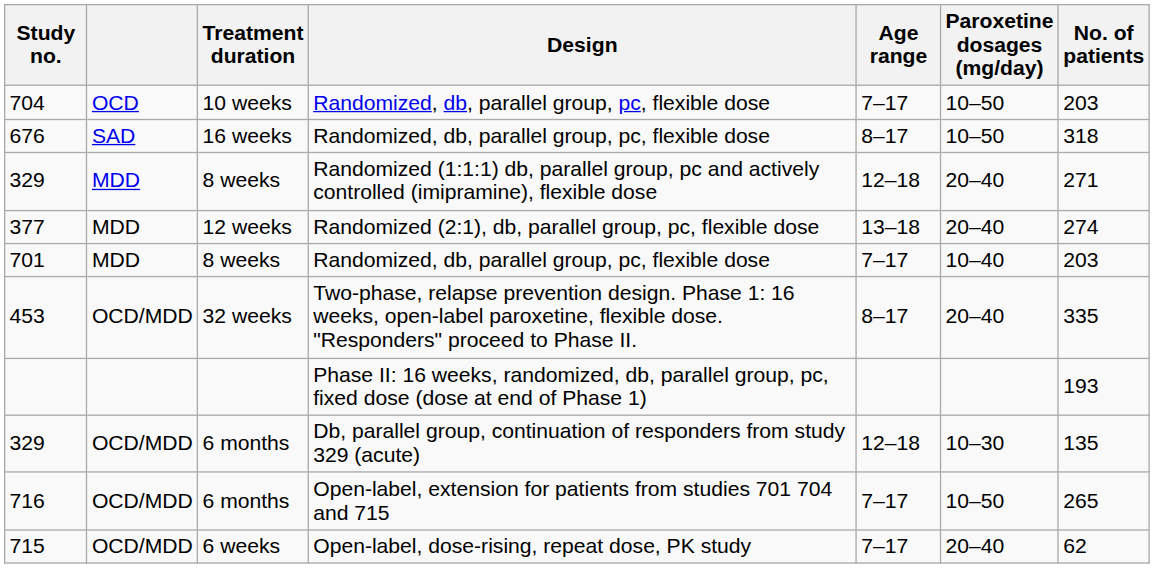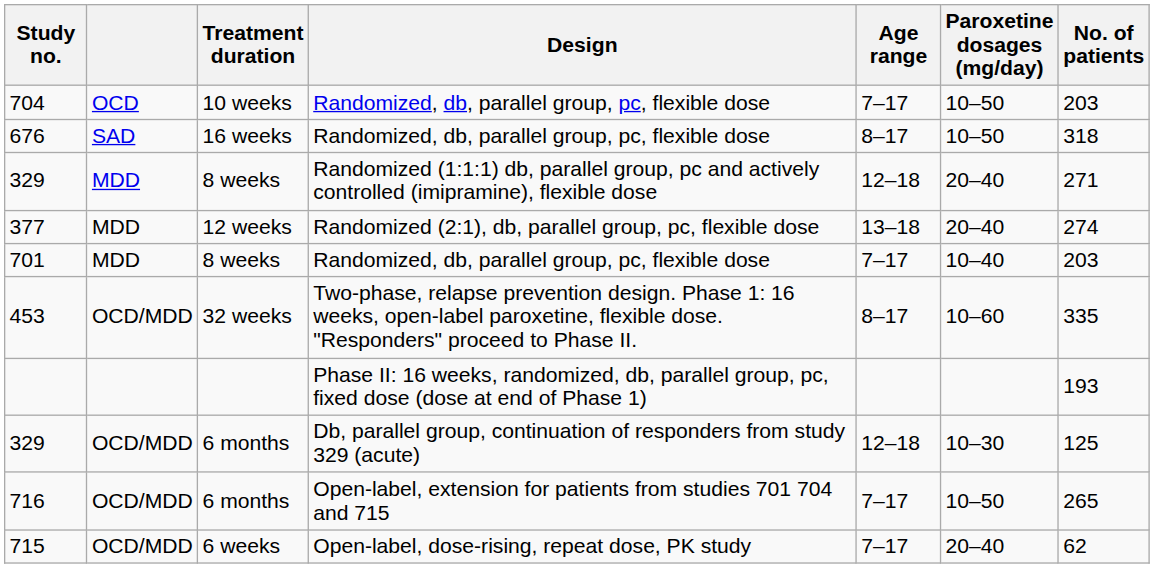(975, 317) 20–40 -> (975, 317) 10–60
(1081, 443) 135 -> (1081, 443) 125
